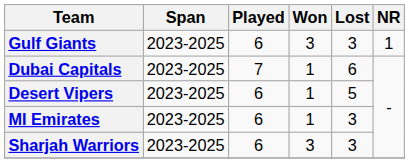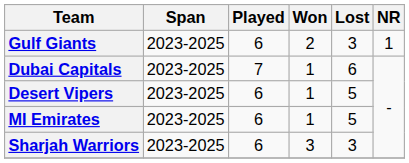(310, 42) 3 -> (310, 42) 2
(352, 119) 3 -> (352, 119) 5
